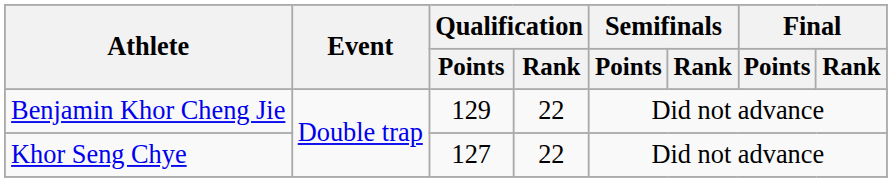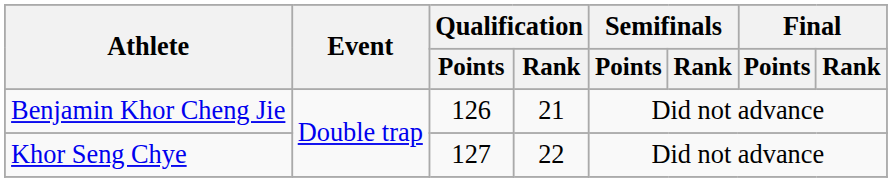(471, 111) 129 -> (471, 111) 126
(551, 111) 22 -> (551, 111) 21
